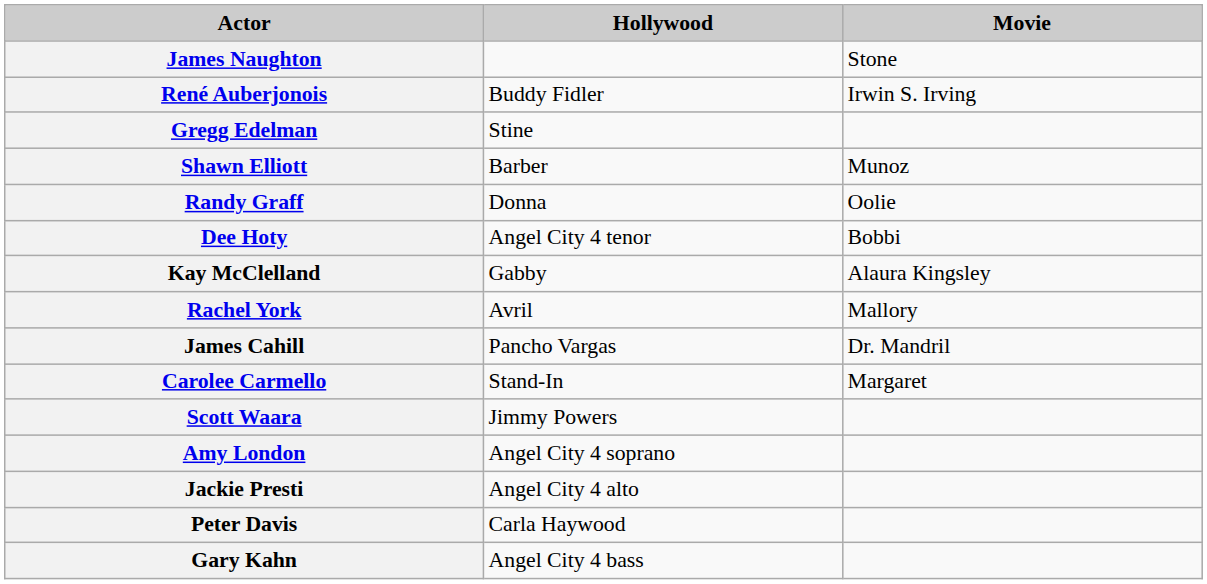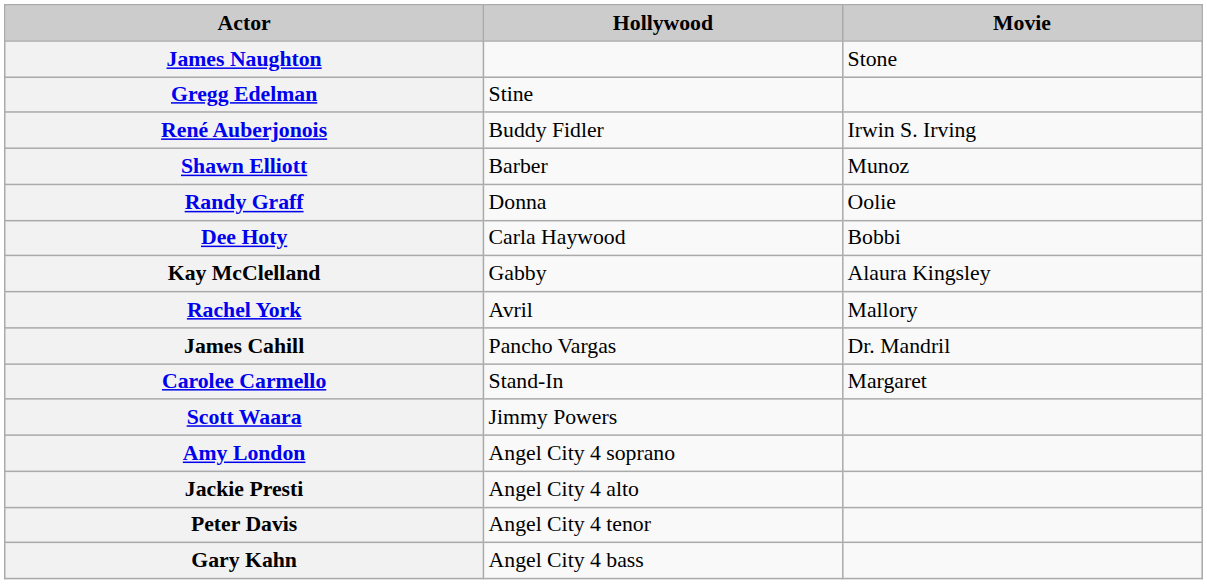rows swapped: (244, 130) <-> (244, 94)
(570, 237) Angel City 4 tenor -> (557, 237) Carla Haywood
(557, 524) Carla Haywood -> (570, 524) Angel City 4 tenor
